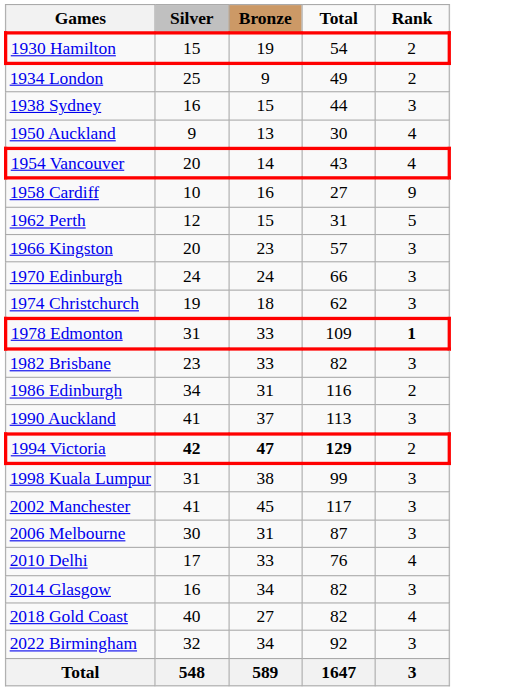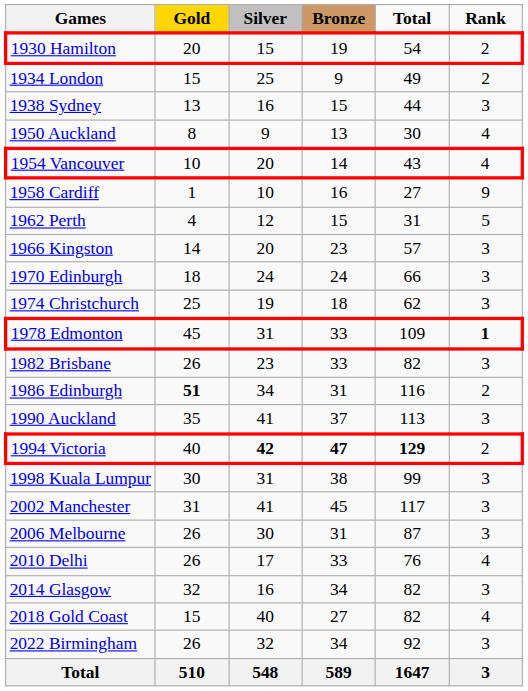+ column: (192, 18)
